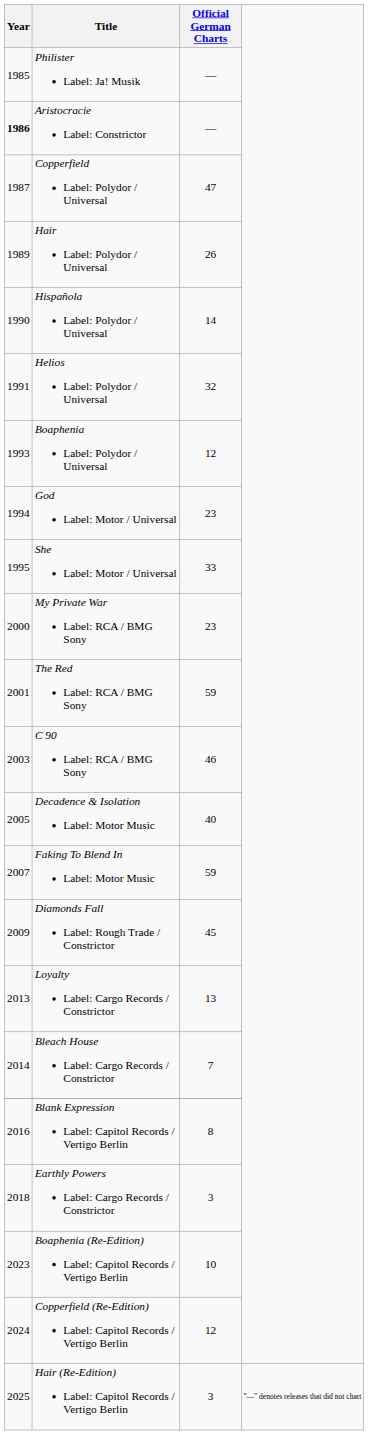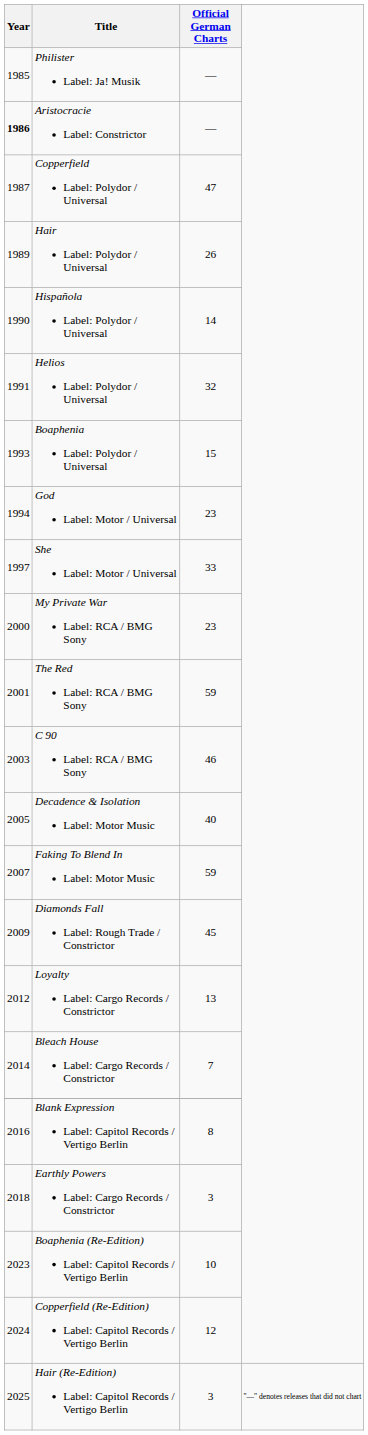(211, 453) 12 -> (211, 453) 15
(18, 566) 1995 -> (18, 566) 1997
(18, 998) 2013 -> (18, 998) 2012
